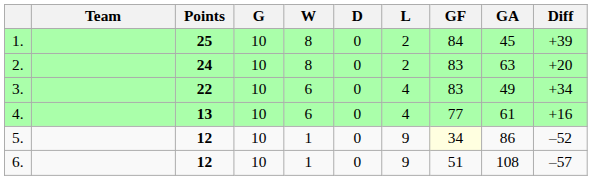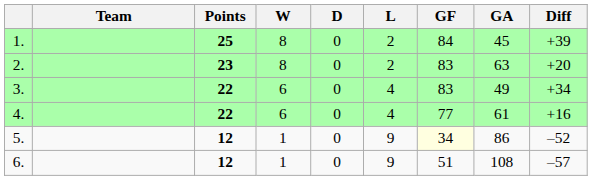- column: (259, 16)
(204, 65) 24 -> (225, 65) 23
(204, 114) 13 -> (225, 114) 22
